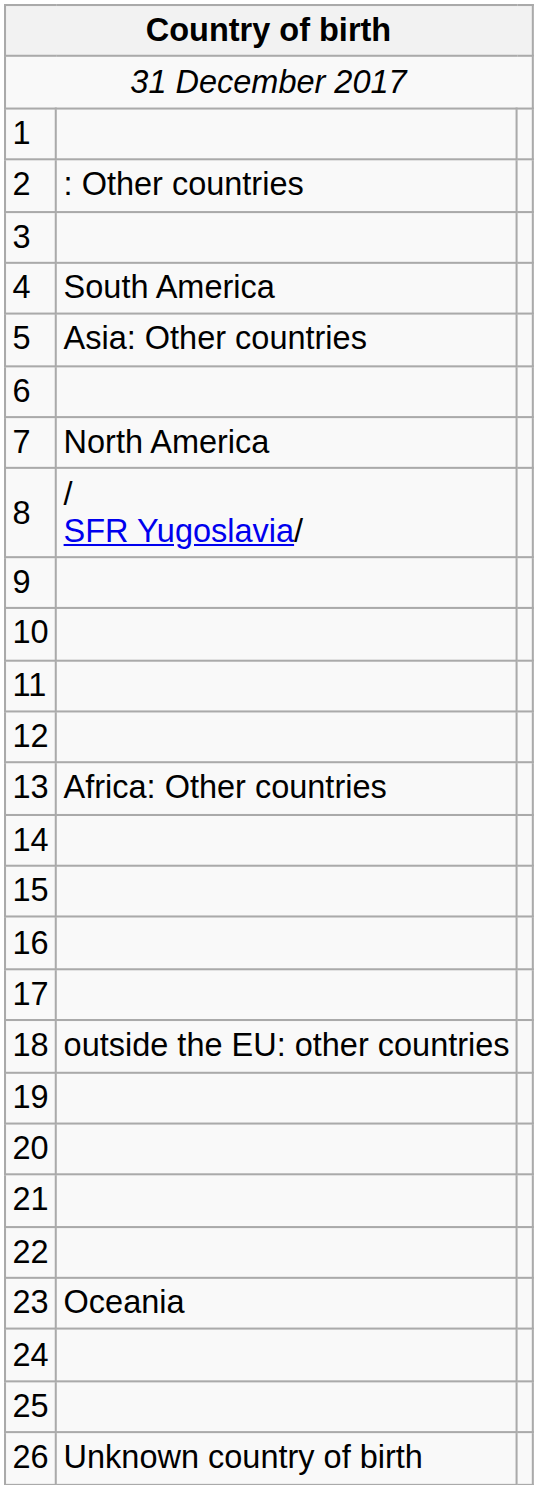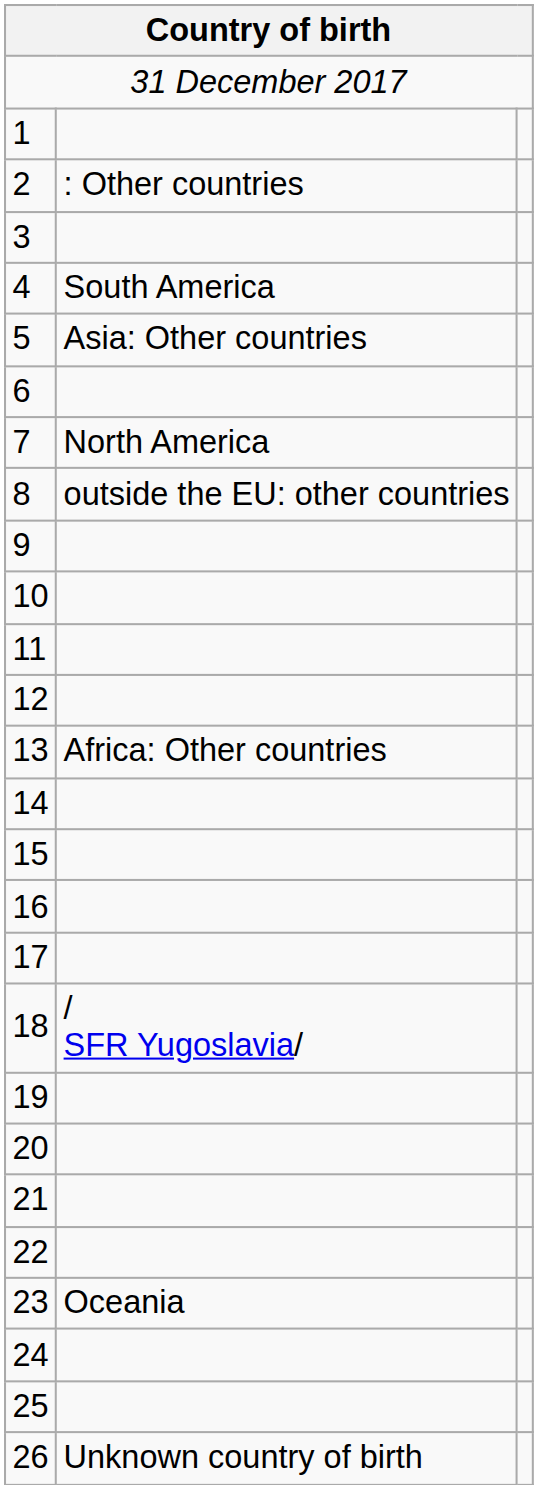(183, 512) / SFR Yugoslavia/ -> (287, 493) outside the EU: other countries
(287, 1045) outside the EU: other countries -> (183, 1027) / SFR Yugoslavia/
